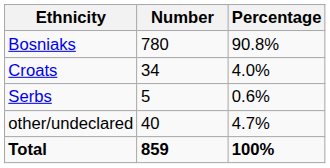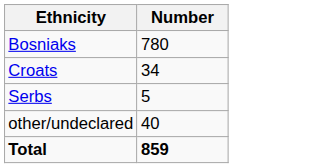- column: (277, 17)
